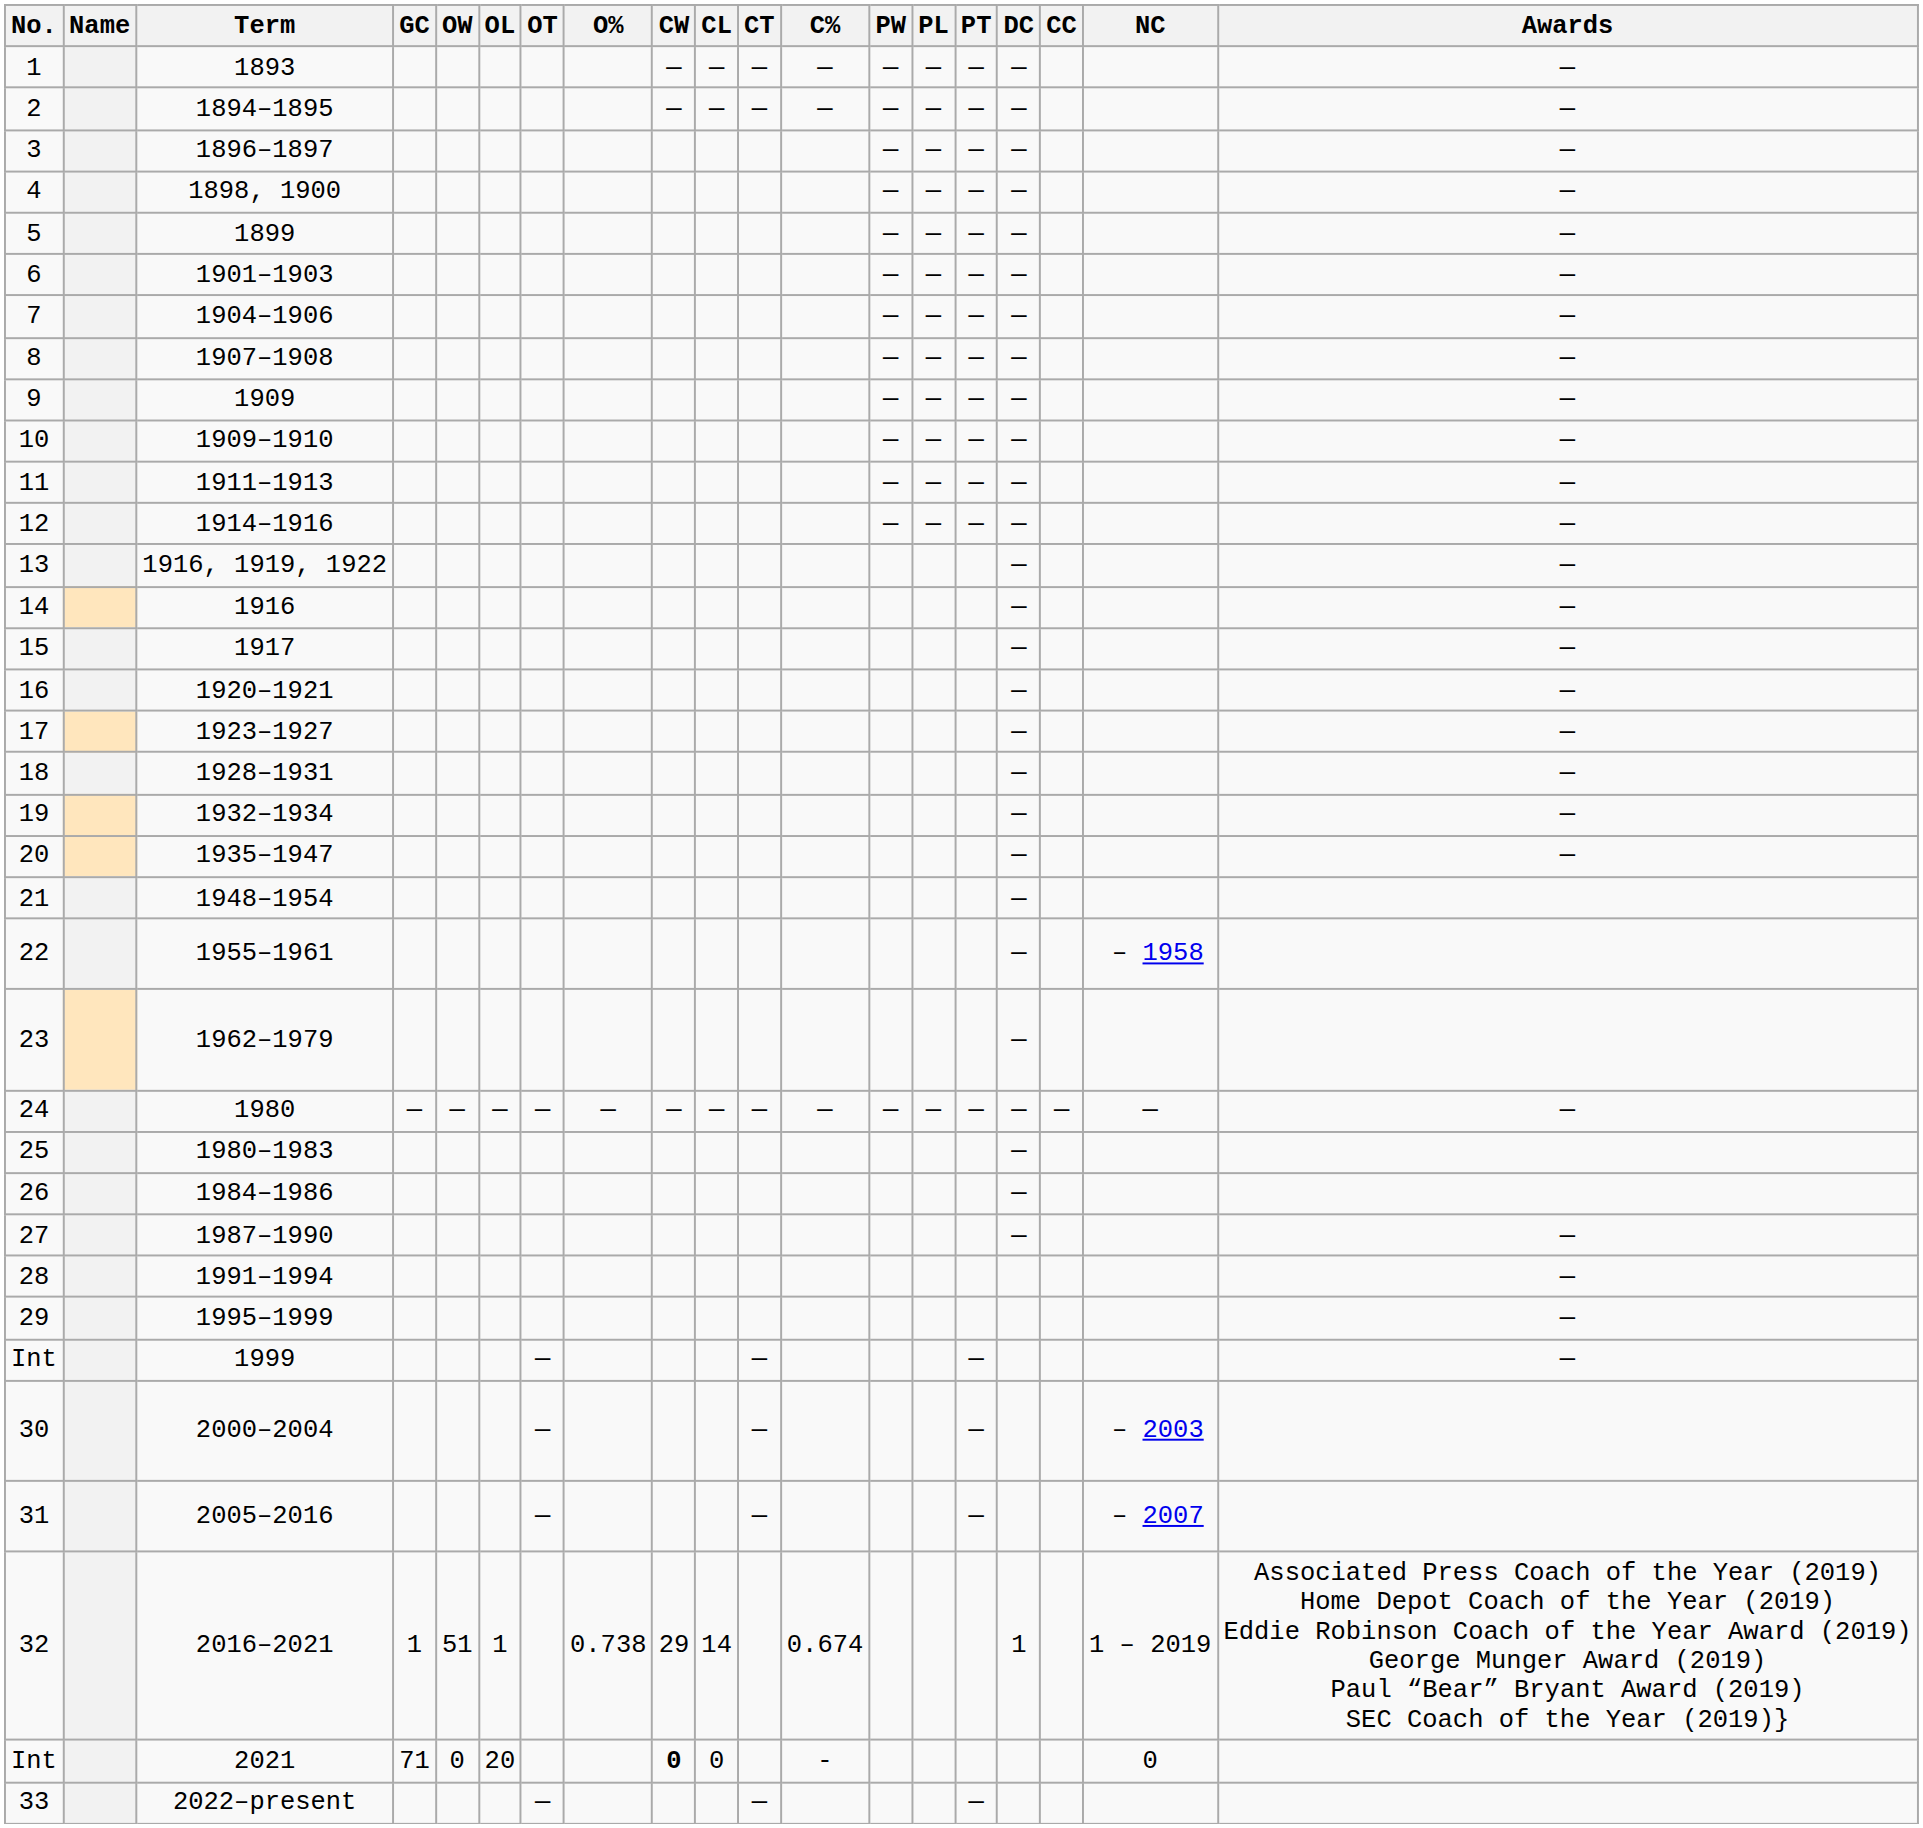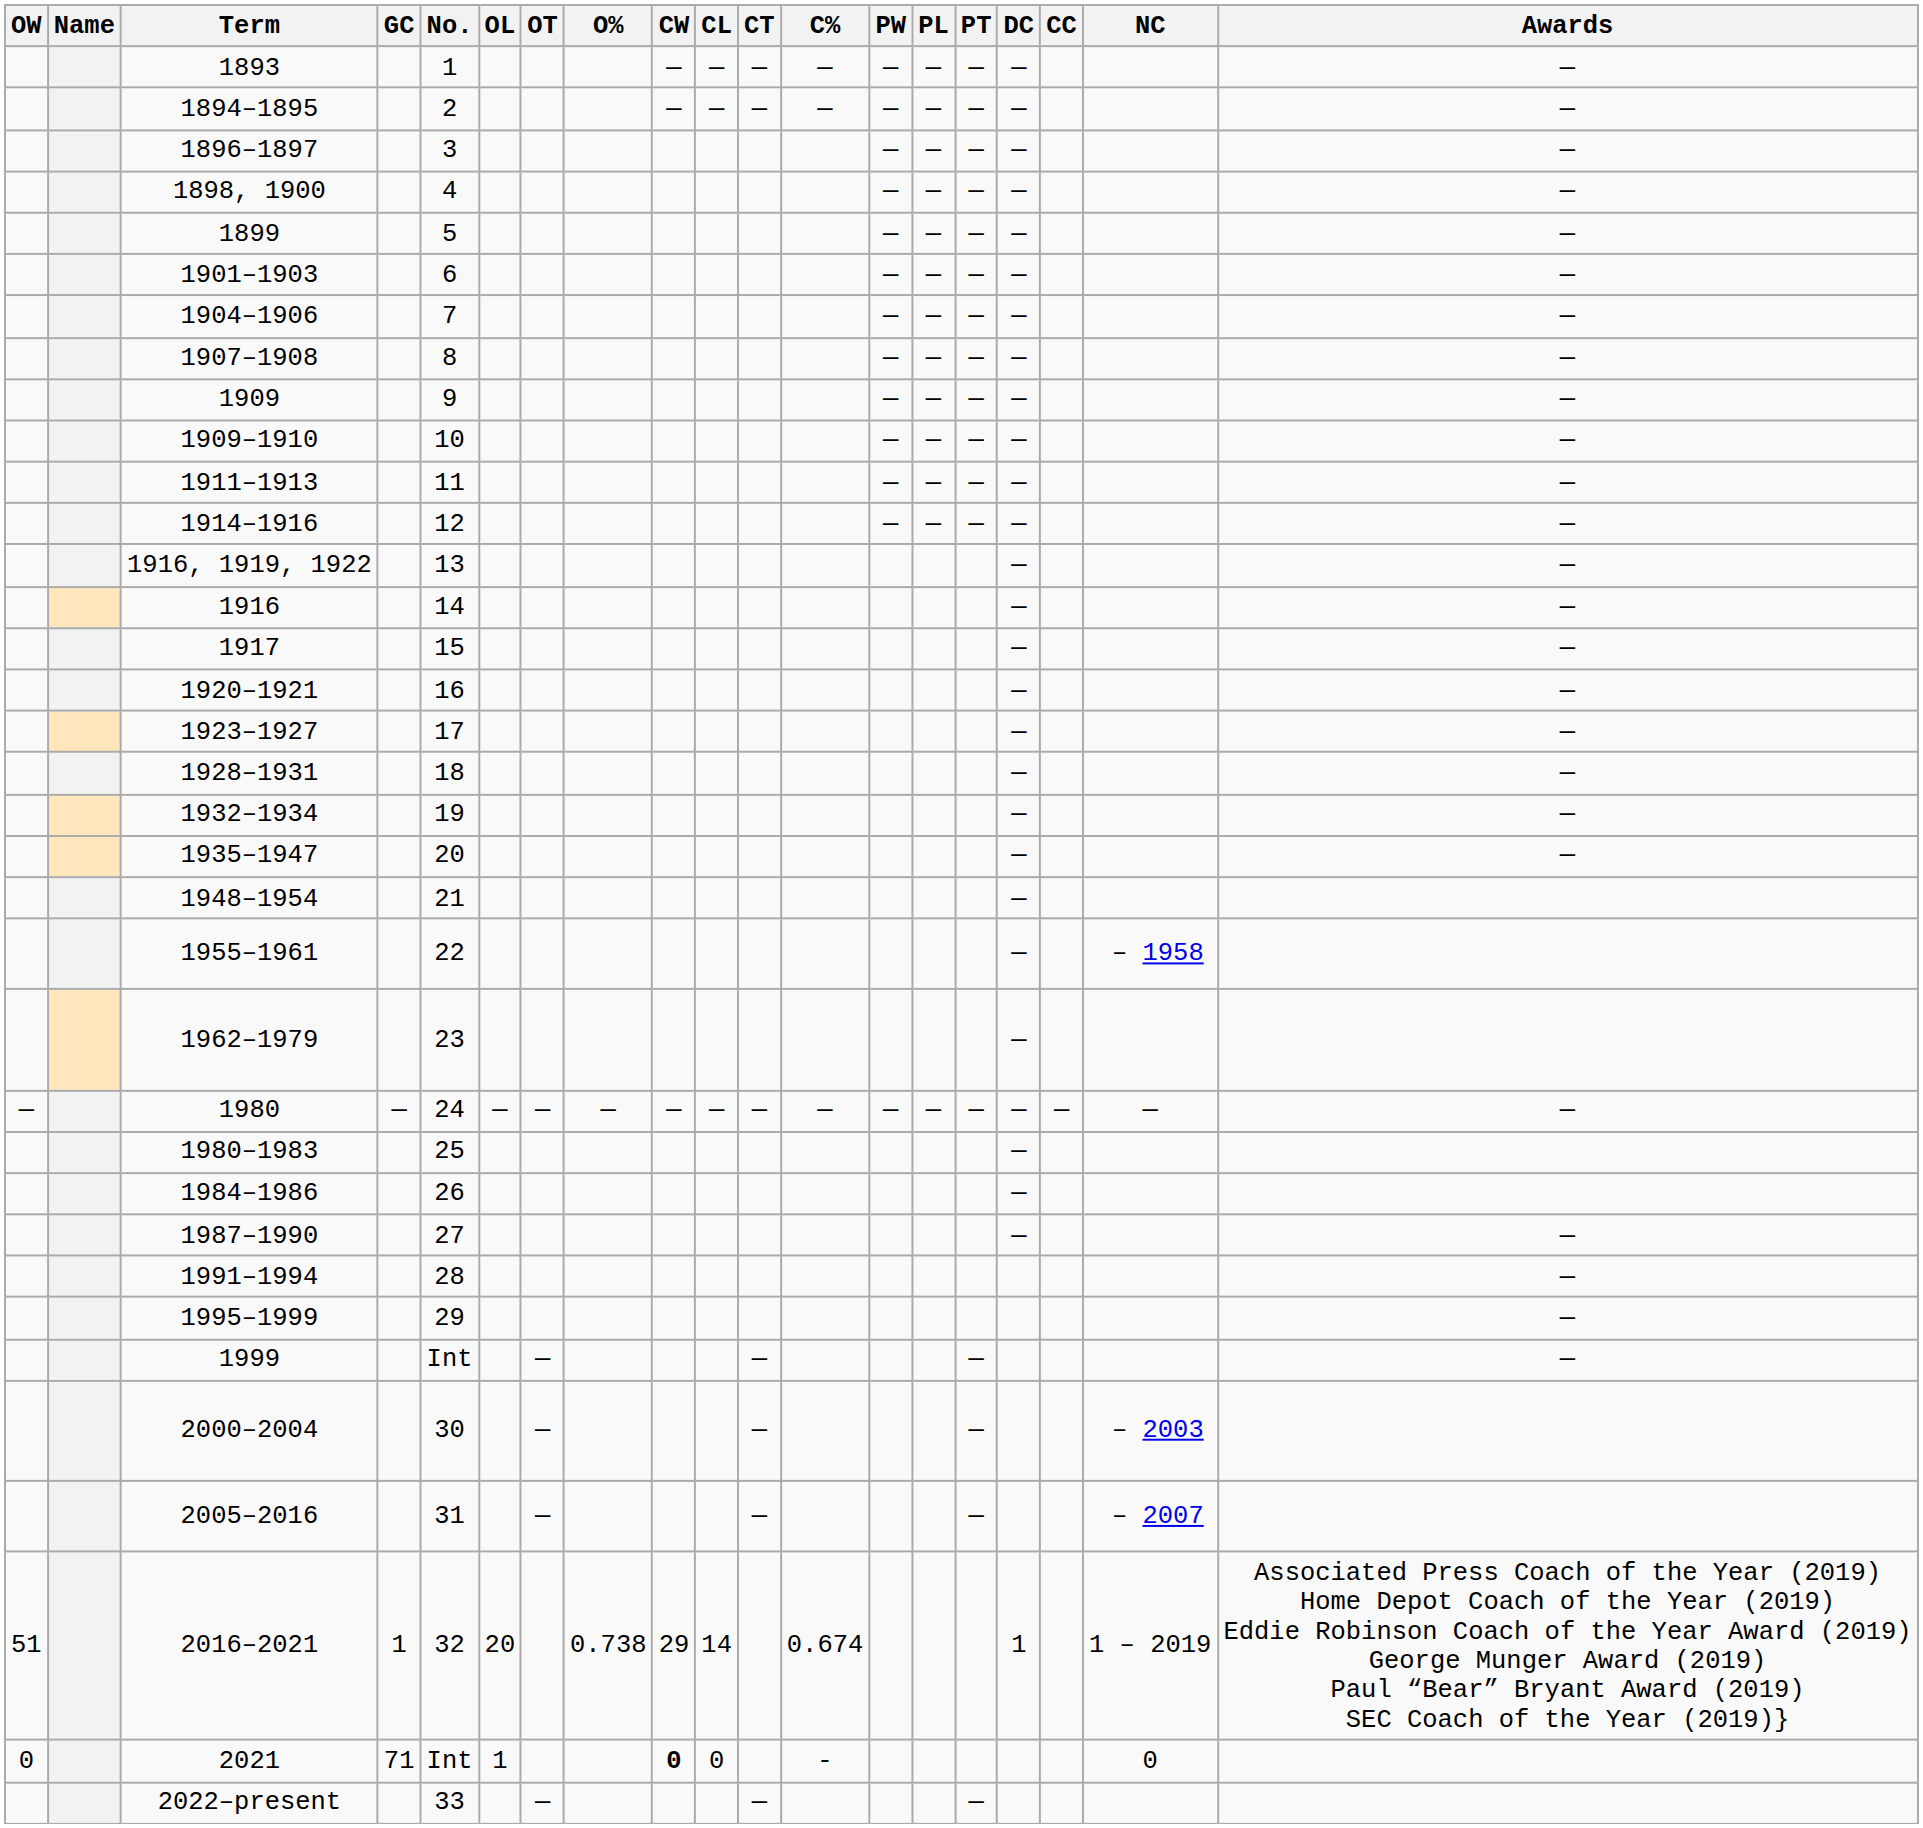columns swapped: (34, 26) <-> (457, 26)
(500, 1646) 1 -> (500, 1646) 20
(500, 1761) 20 -> (500, 1761) 1
